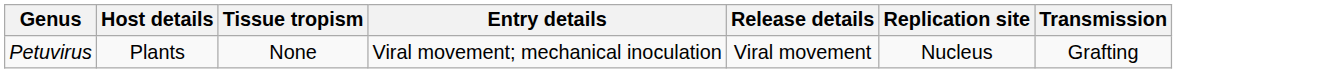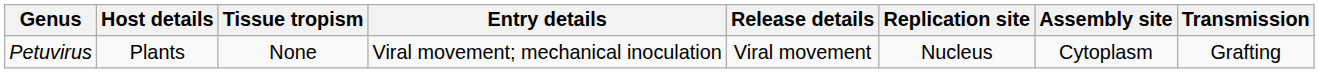+ column: (1106, 20)
